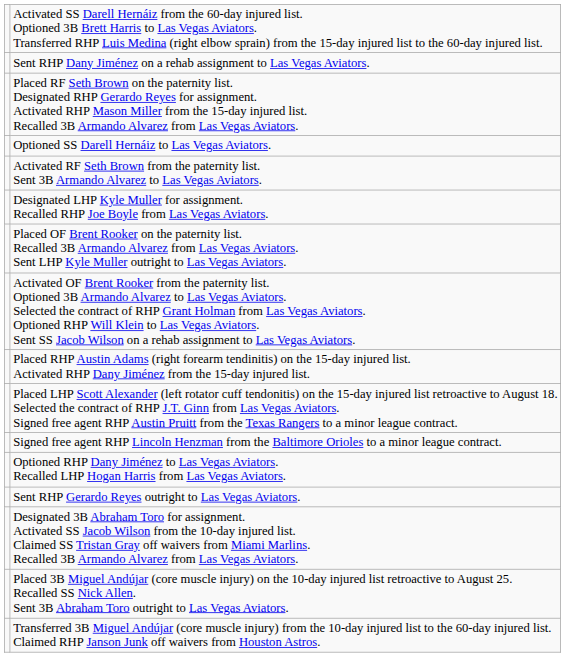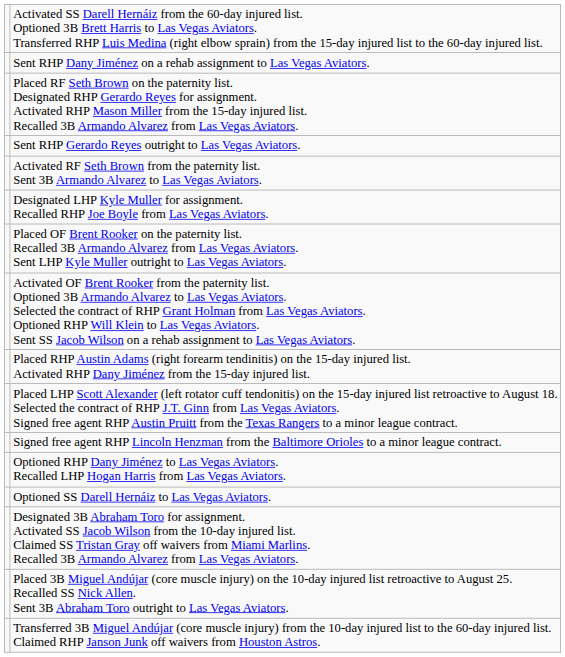rows swapped: (157, 496) <-> (142, 145)
